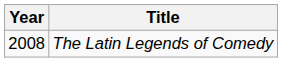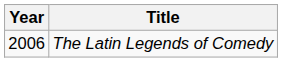(27, 43) 2008 -> (27, 43) 2006
